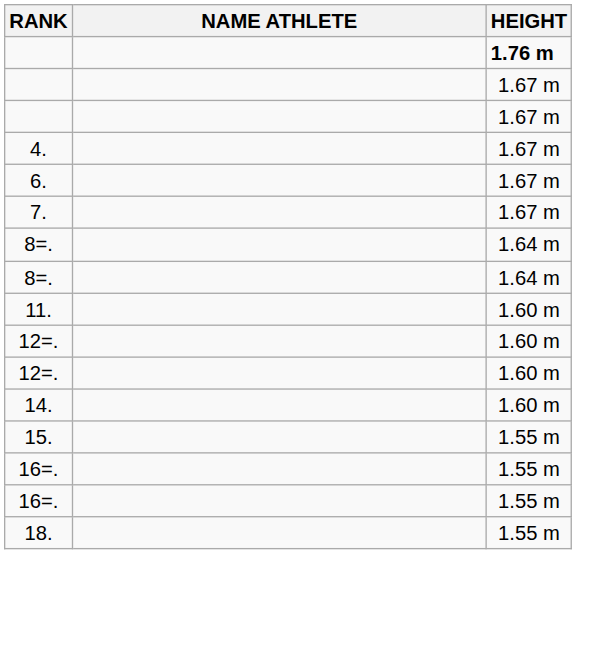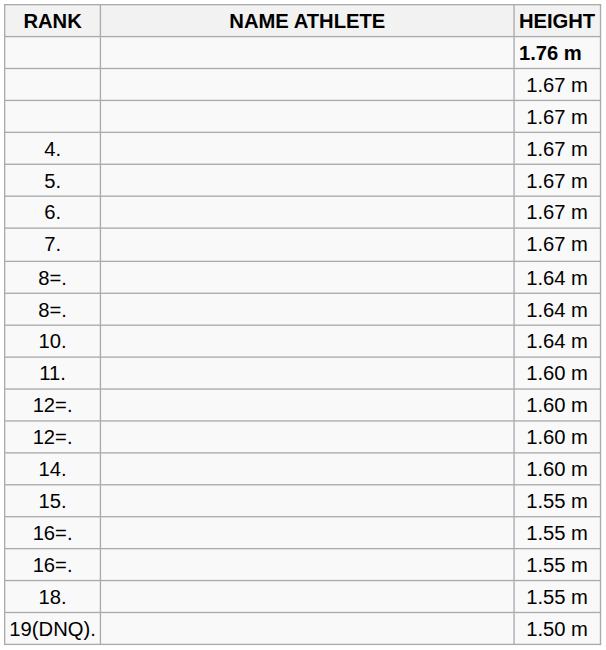+ row: (53, 181)
+ row: (53, 341)
+ row: (53, 629)
